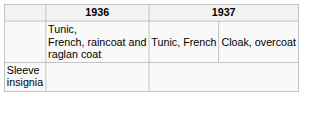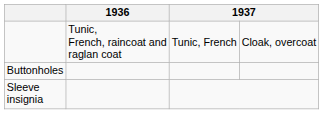+ row: (35, 71)
